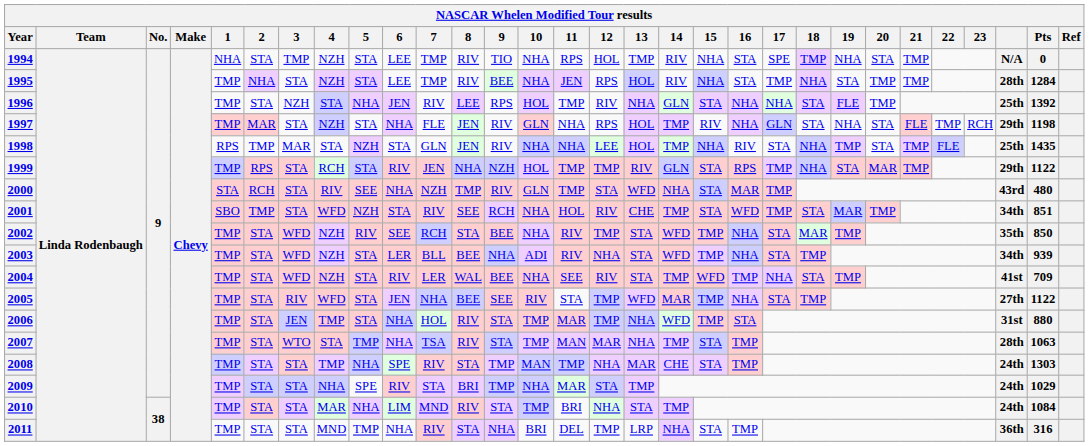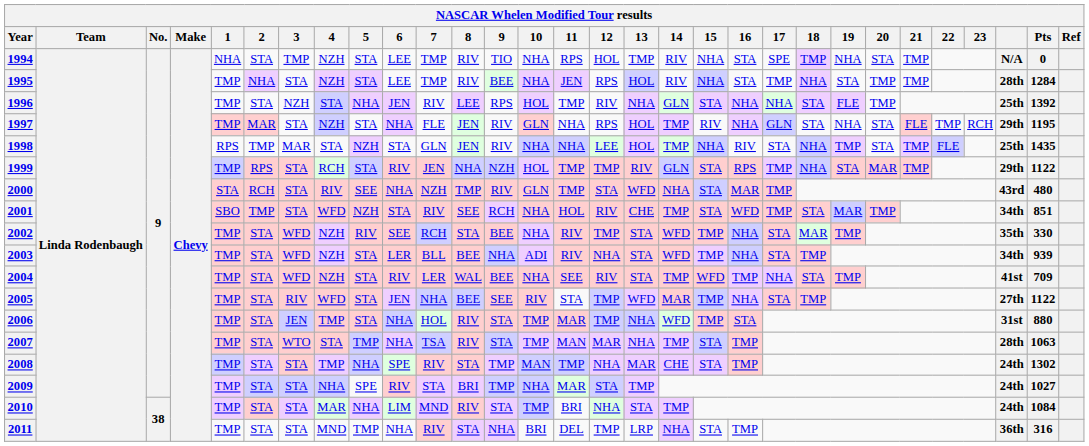(1043, 124) 1198 -> (1043, 124) 1195
(1043, 233) 850 -> (1043, 233) 330
(1043, 364) 1303 -> (1043, 364) 1302
(1043, 386) 1029 -> (1043, 386) 1027
